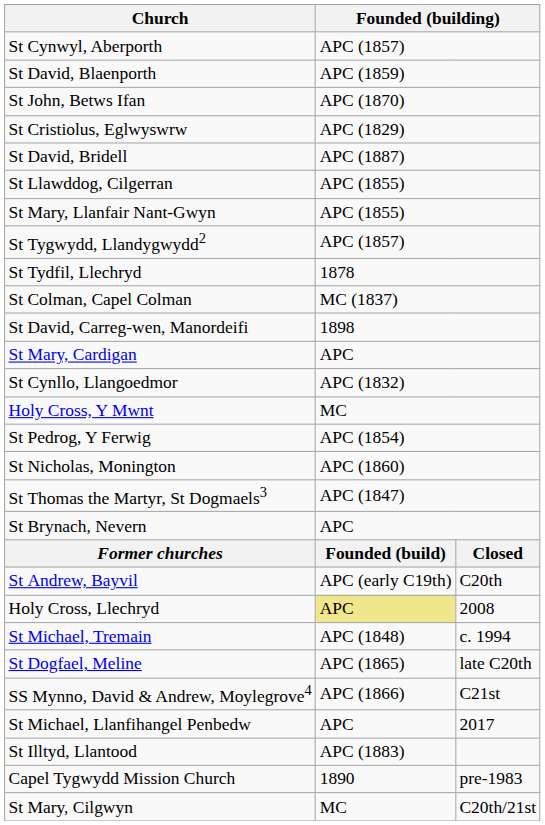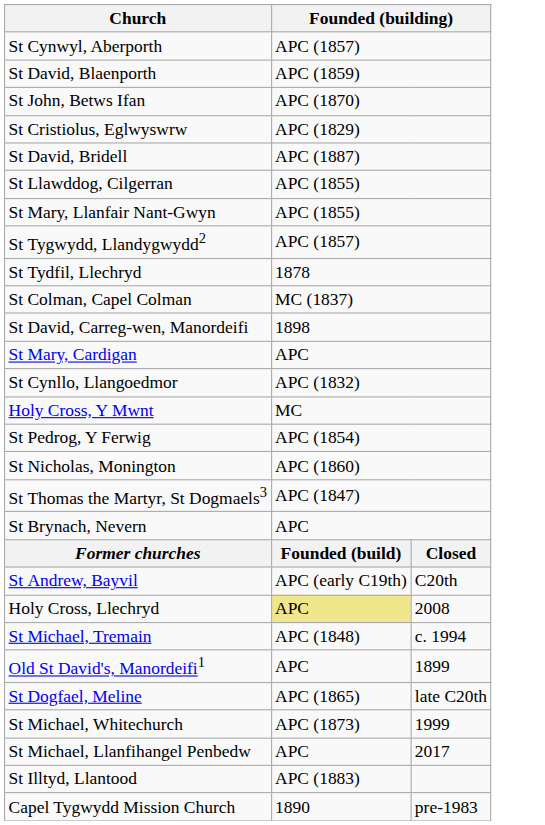+ row: (107, 666)
- row: (160, 693)
+ row: (96, 723)
- row: (71, 806)
